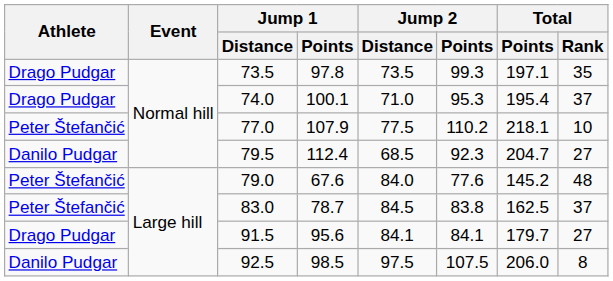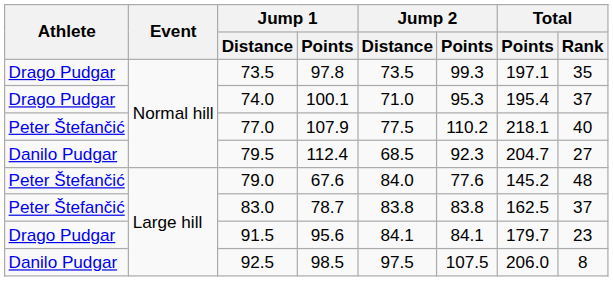(583, 127) 10 -> (583, 127) 40
(397, 208) 84.5 -> (397, 208) 83.8
(583, 235) 27 -> (583, 235) 23
